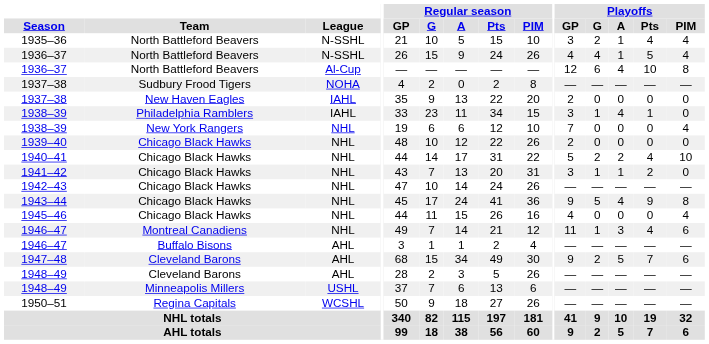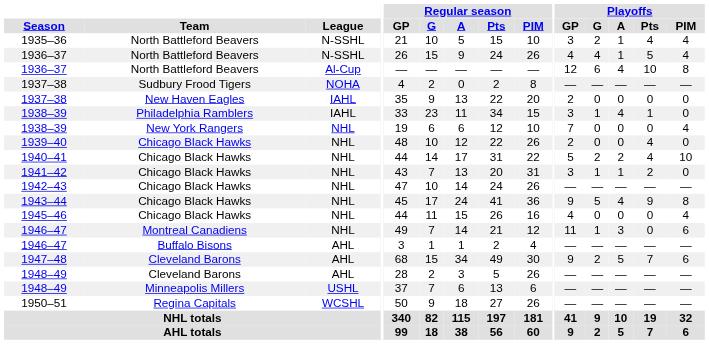(650, 142) 0 -> (650, 142) 4
(650, 230) 4 -> (650, 230) 0
